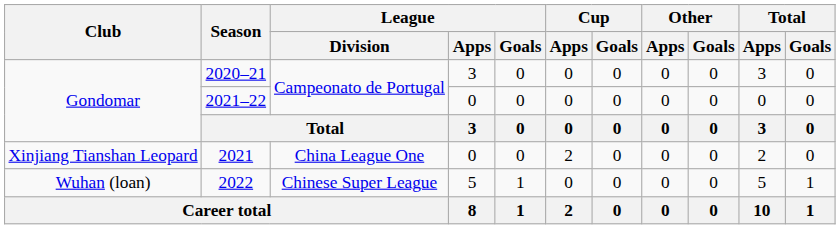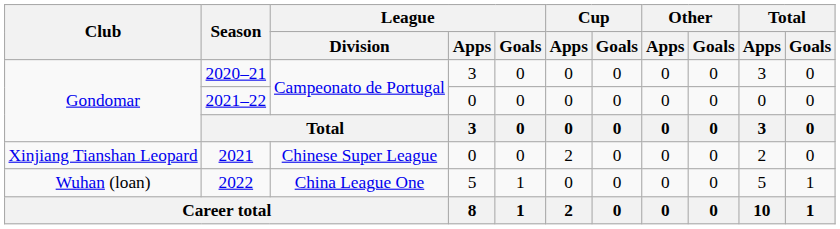(359, 155) China League One -> (359, 155) Chinese Super League
(359, 182) Chinese Super League -> (359, 182) China League One
